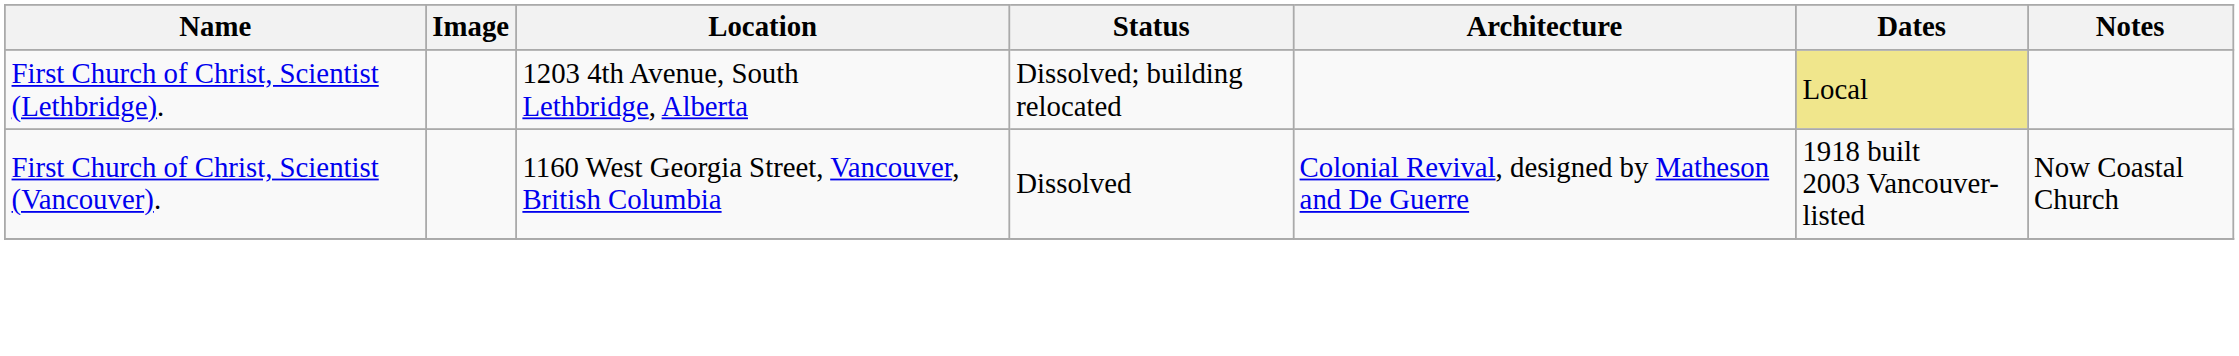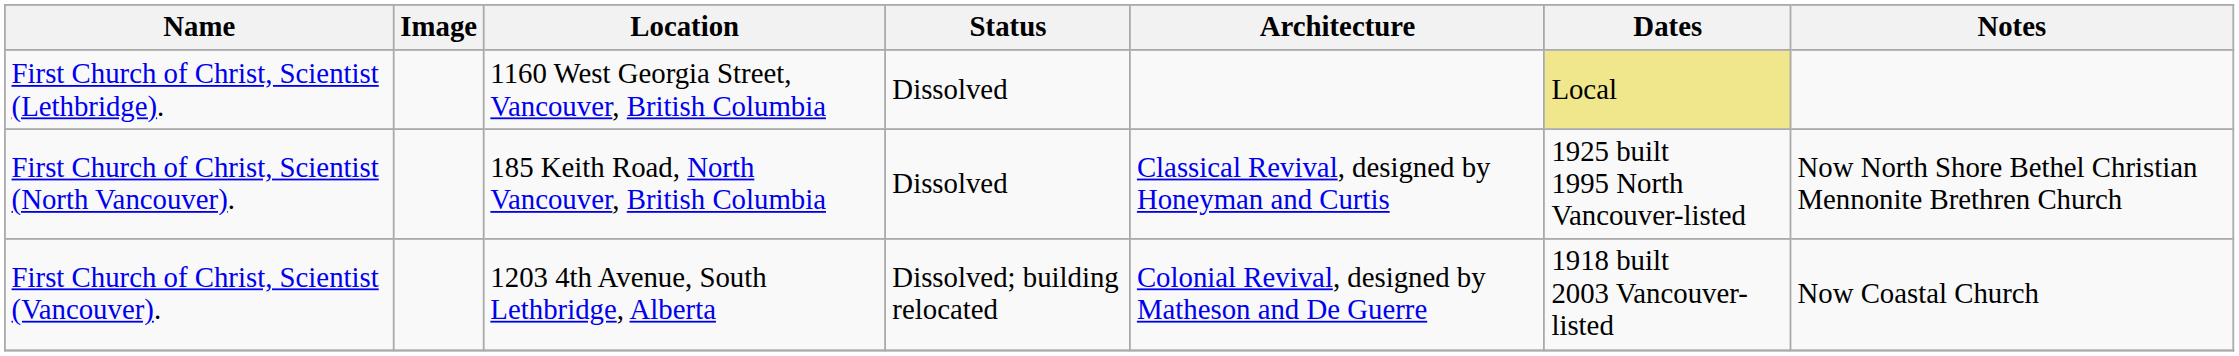(661, 89) 1203 4th Avenue, South Lethbridge, Alberta -> (658, 89) 1160 West Georgia Street, Vancouver, British Columbia
(1129, 89) Dissolved; building relocated -> (950, 89) Dissolved
+ row: (195, 183)
(741, 183) 1160 West Georgia Street, Vancouver, British Columbia -> (629, 293) 1203 4th Avenue, South Lethbridge, Alberta
(1074, 183) Dissolved -> (1006, 293) Dissolved; building relocated
